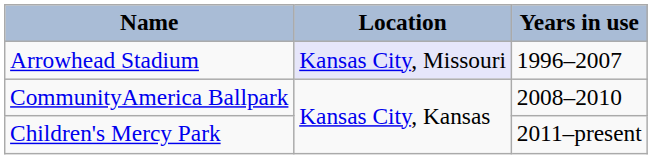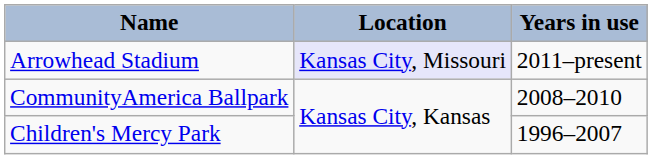(569, 60) 1996–2007 -> (579, 60) 2011–present
(579, 134) 2011–present -> (569, 134) 1996–2007
